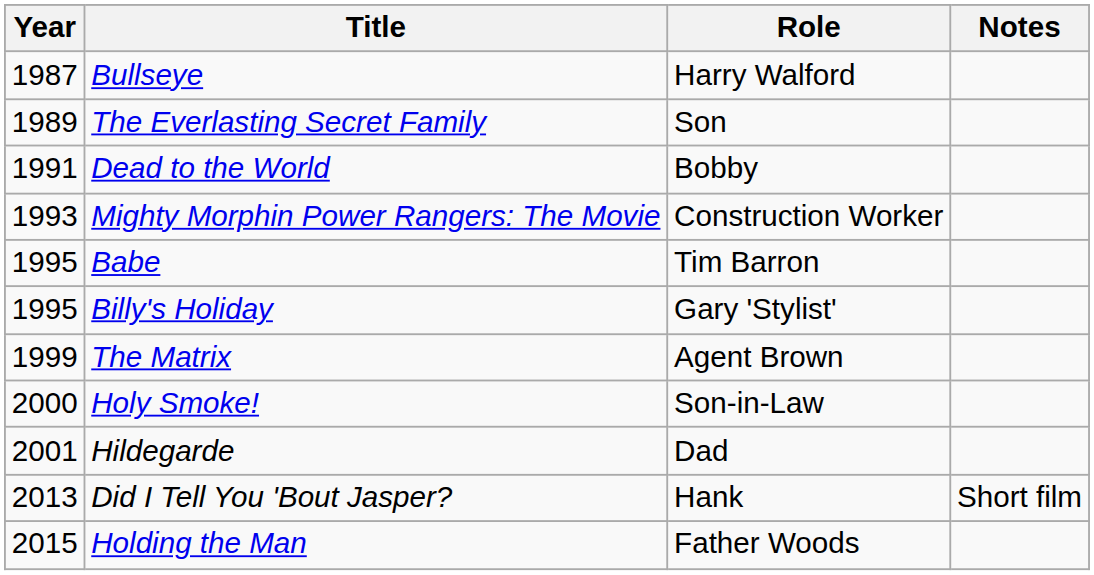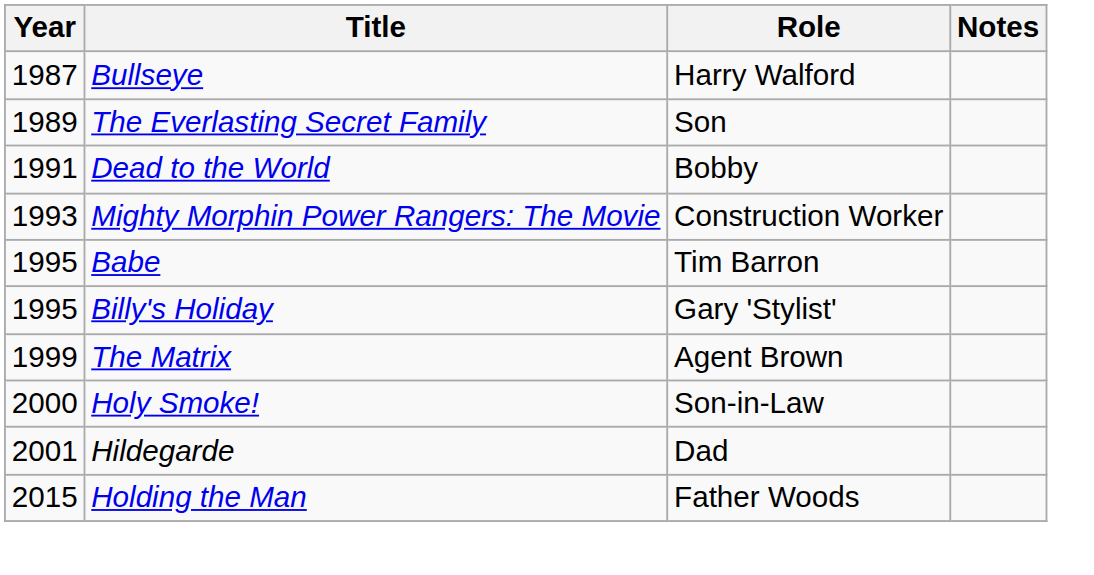- row: (272, 497)
